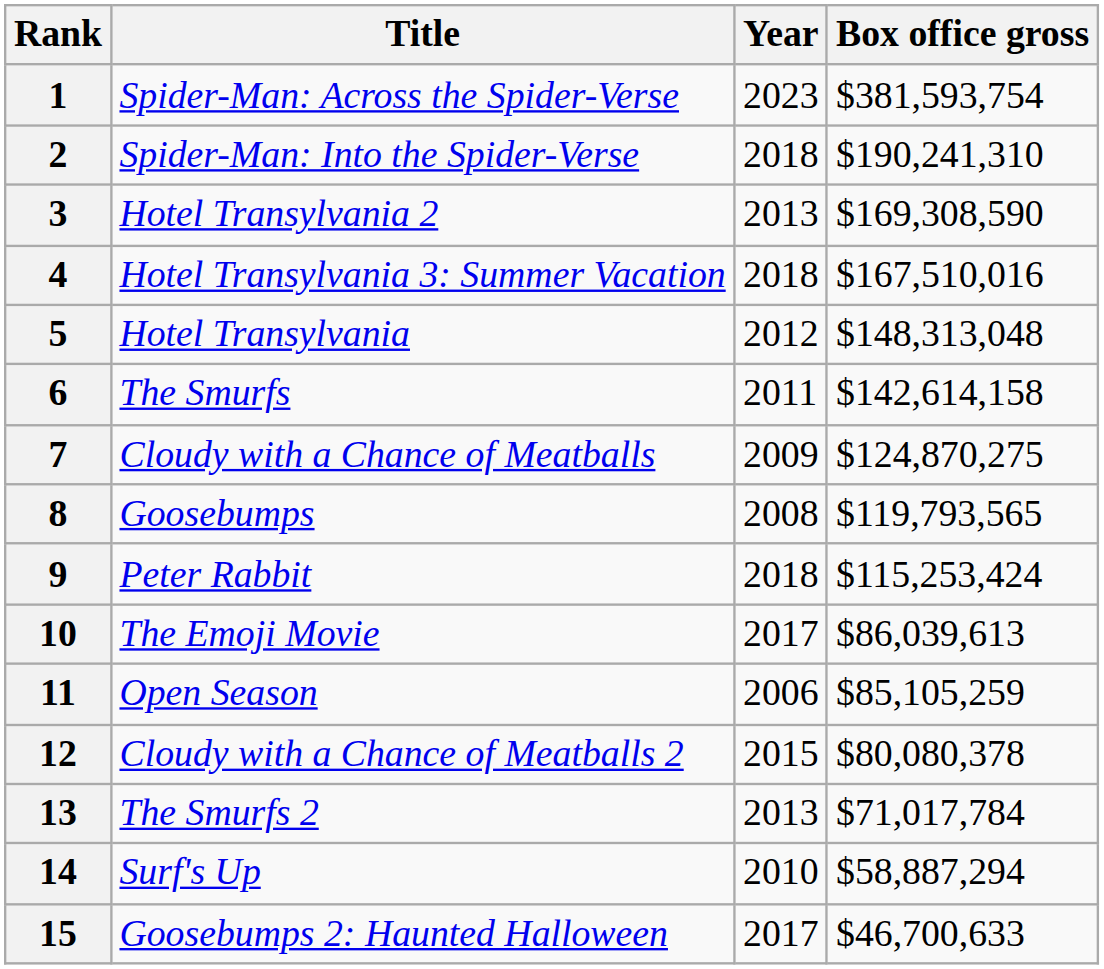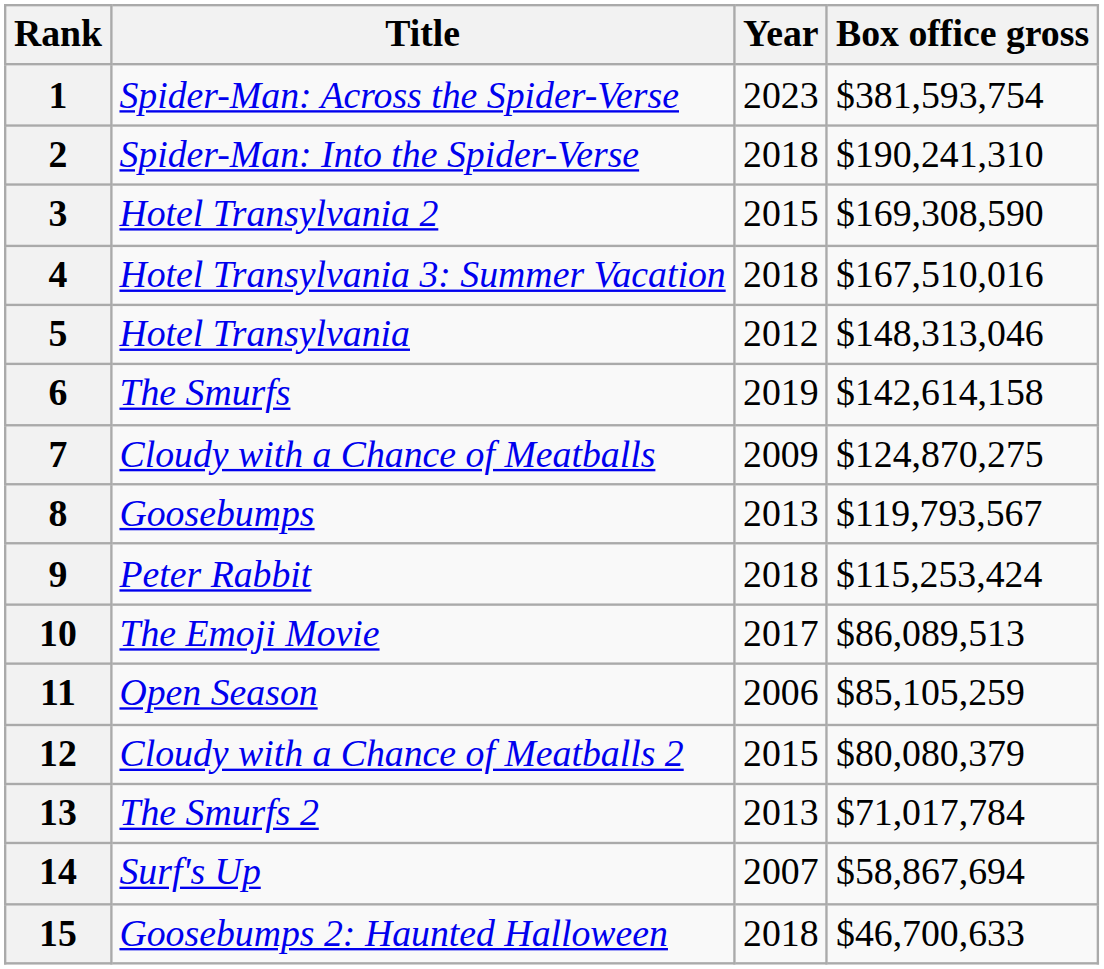(781, 214) 2013 -> (781, 214) 2015
(940, 333) $148,313,048 -> (940, 333) $148,313,046
(780, 393) 2011 -> (781, 393) 2019
(781, 513) 2008 -> (781, 513) 2013
(939, 513) $119,793,565 -> (939, 513) $119,793,567
(930, 633) $86,039,613 -> (930, 633) $86,089,513
(930, 753) $80,080,378 -> (930, 753) $80,080,379
(781, 872) 2010 -> (781, 872) 2007
(930, 872) $58,887,294 -> (930, 872) $58,867,694
(781, 932) 2017 -> (781, 932) 2018
